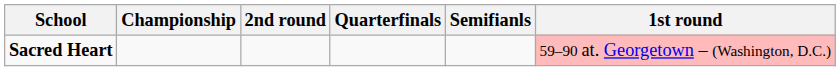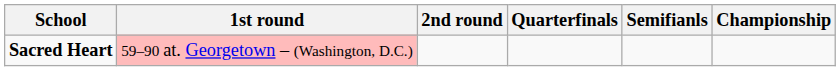columns swapped: (685, 19) <-> (179, 19)
